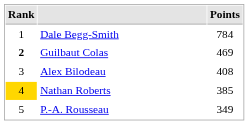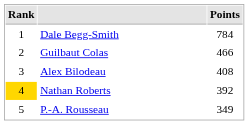(21, 53) bold -> (21, 53) normal
(225, 53) 469 -> (225, 53) 466
(225, 91) 385 -> (225, 91) 392
